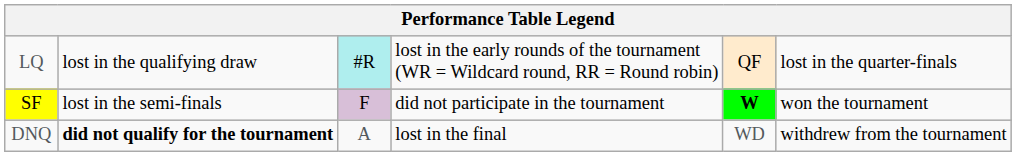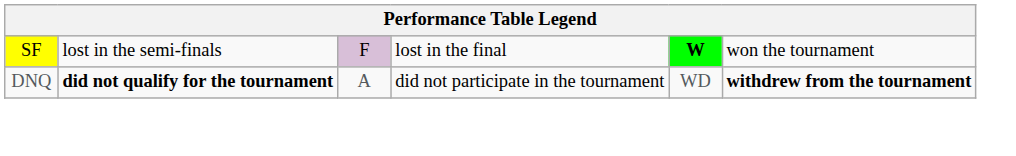- row: (31, 62)
(530, 104) did not participate in the tournament -> (451, 51) lost in the final
(451, 135) lost in the final -> (530, 82) did not participate in the tournament
(894, 135) normal -> (849, 82) bold
